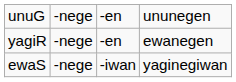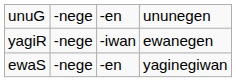(111, 40) -en -> (118, 40) -iwan
(118, 64) -iwan -> (111, 64) -en
